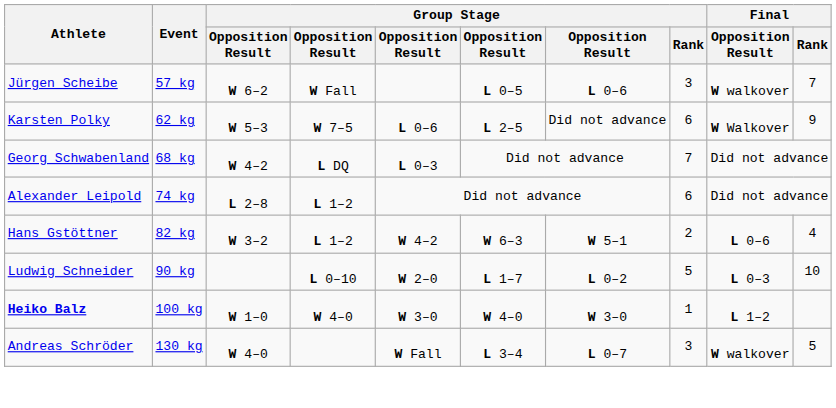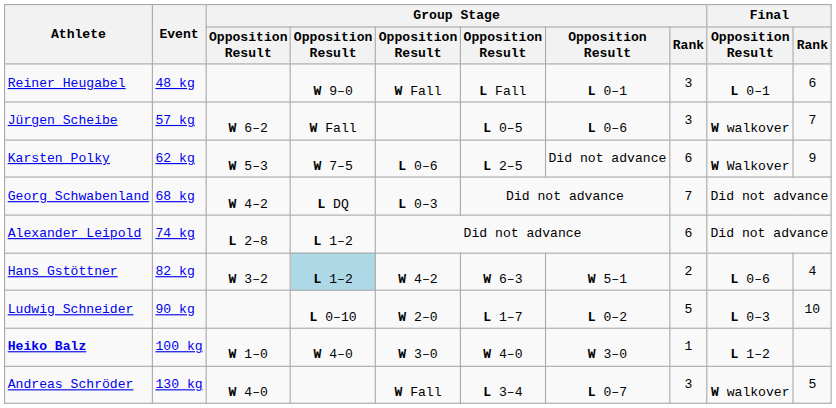+ row: (67, 83)
(333, 241) no background -> (333, 279) lightblue background
